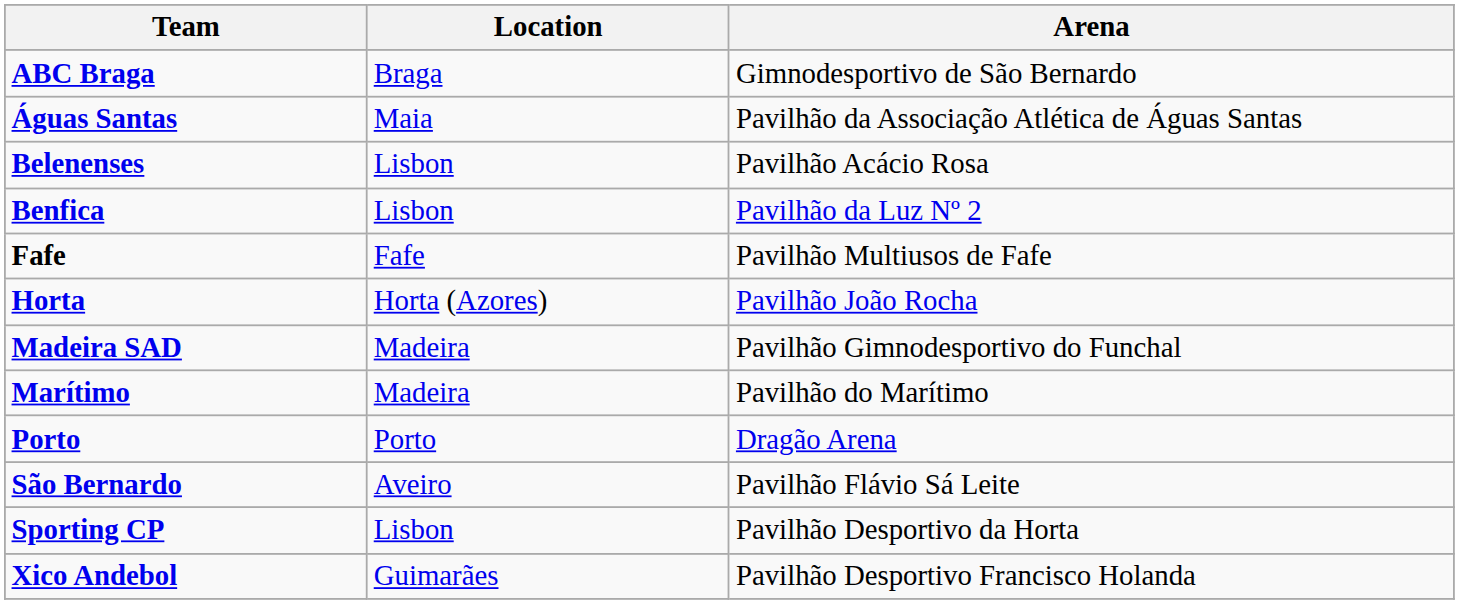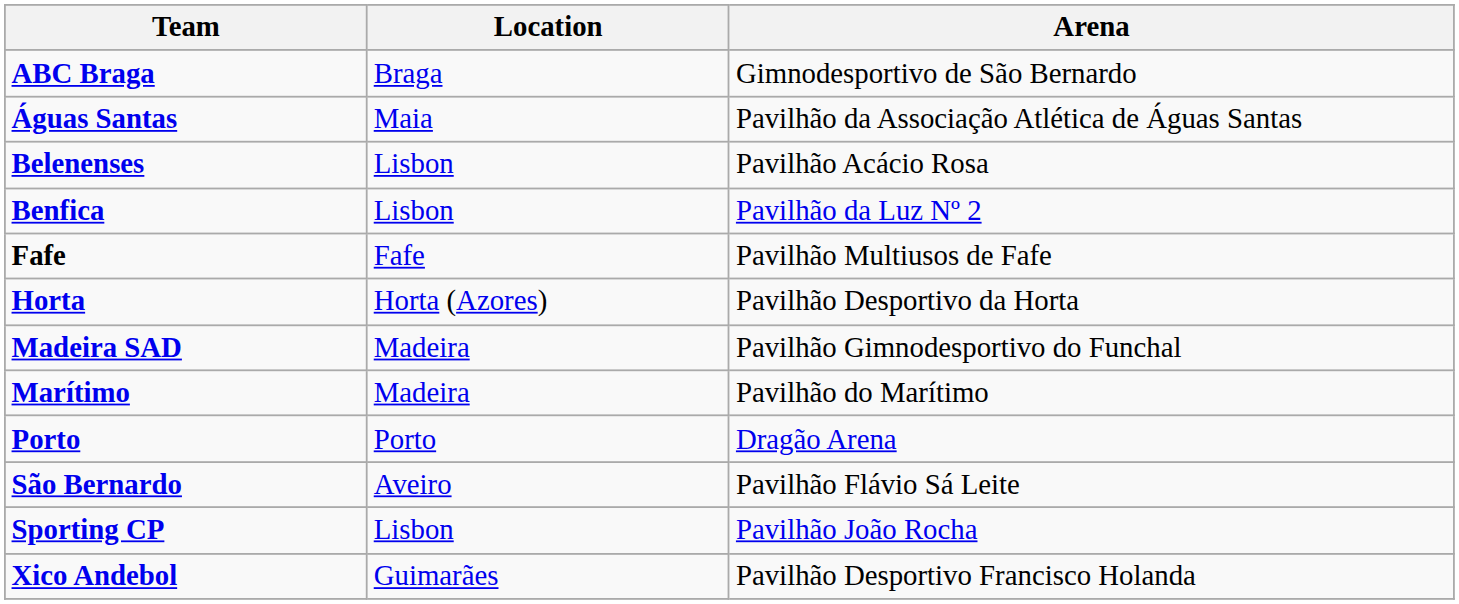(857, 301) Pavilhão João Rocha -> (907, 301) Pavilhão Desportivo da Horta
(907, 529) Pavilhão Desportivo da Horta -> (857, 529) Pavilhão João Rocha
